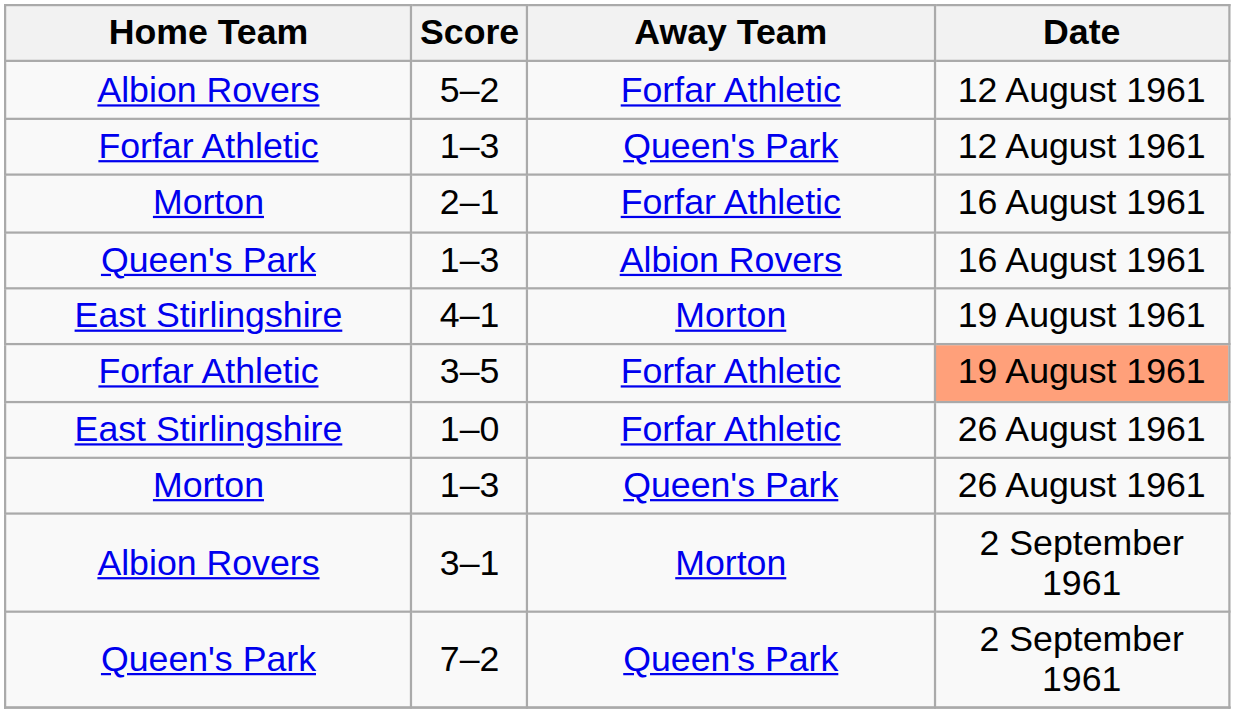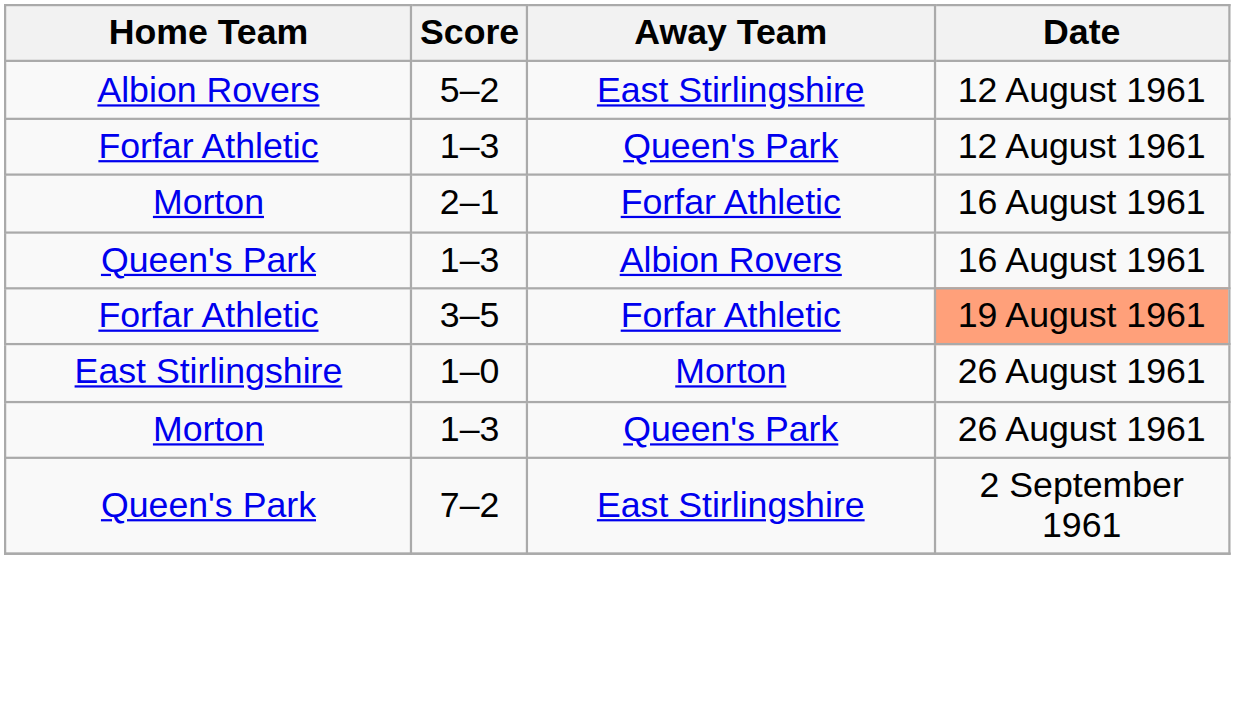(731, 89) Forfar Athletic -> (731, 89) East Stirlingshire
- row: (208, 315)
(731, 428) Forfar Athletic -> (731, 372) Morton
- row: (208, 562)
(731, 658) Queen's Park -> (731, 505) East Stirlingshire
